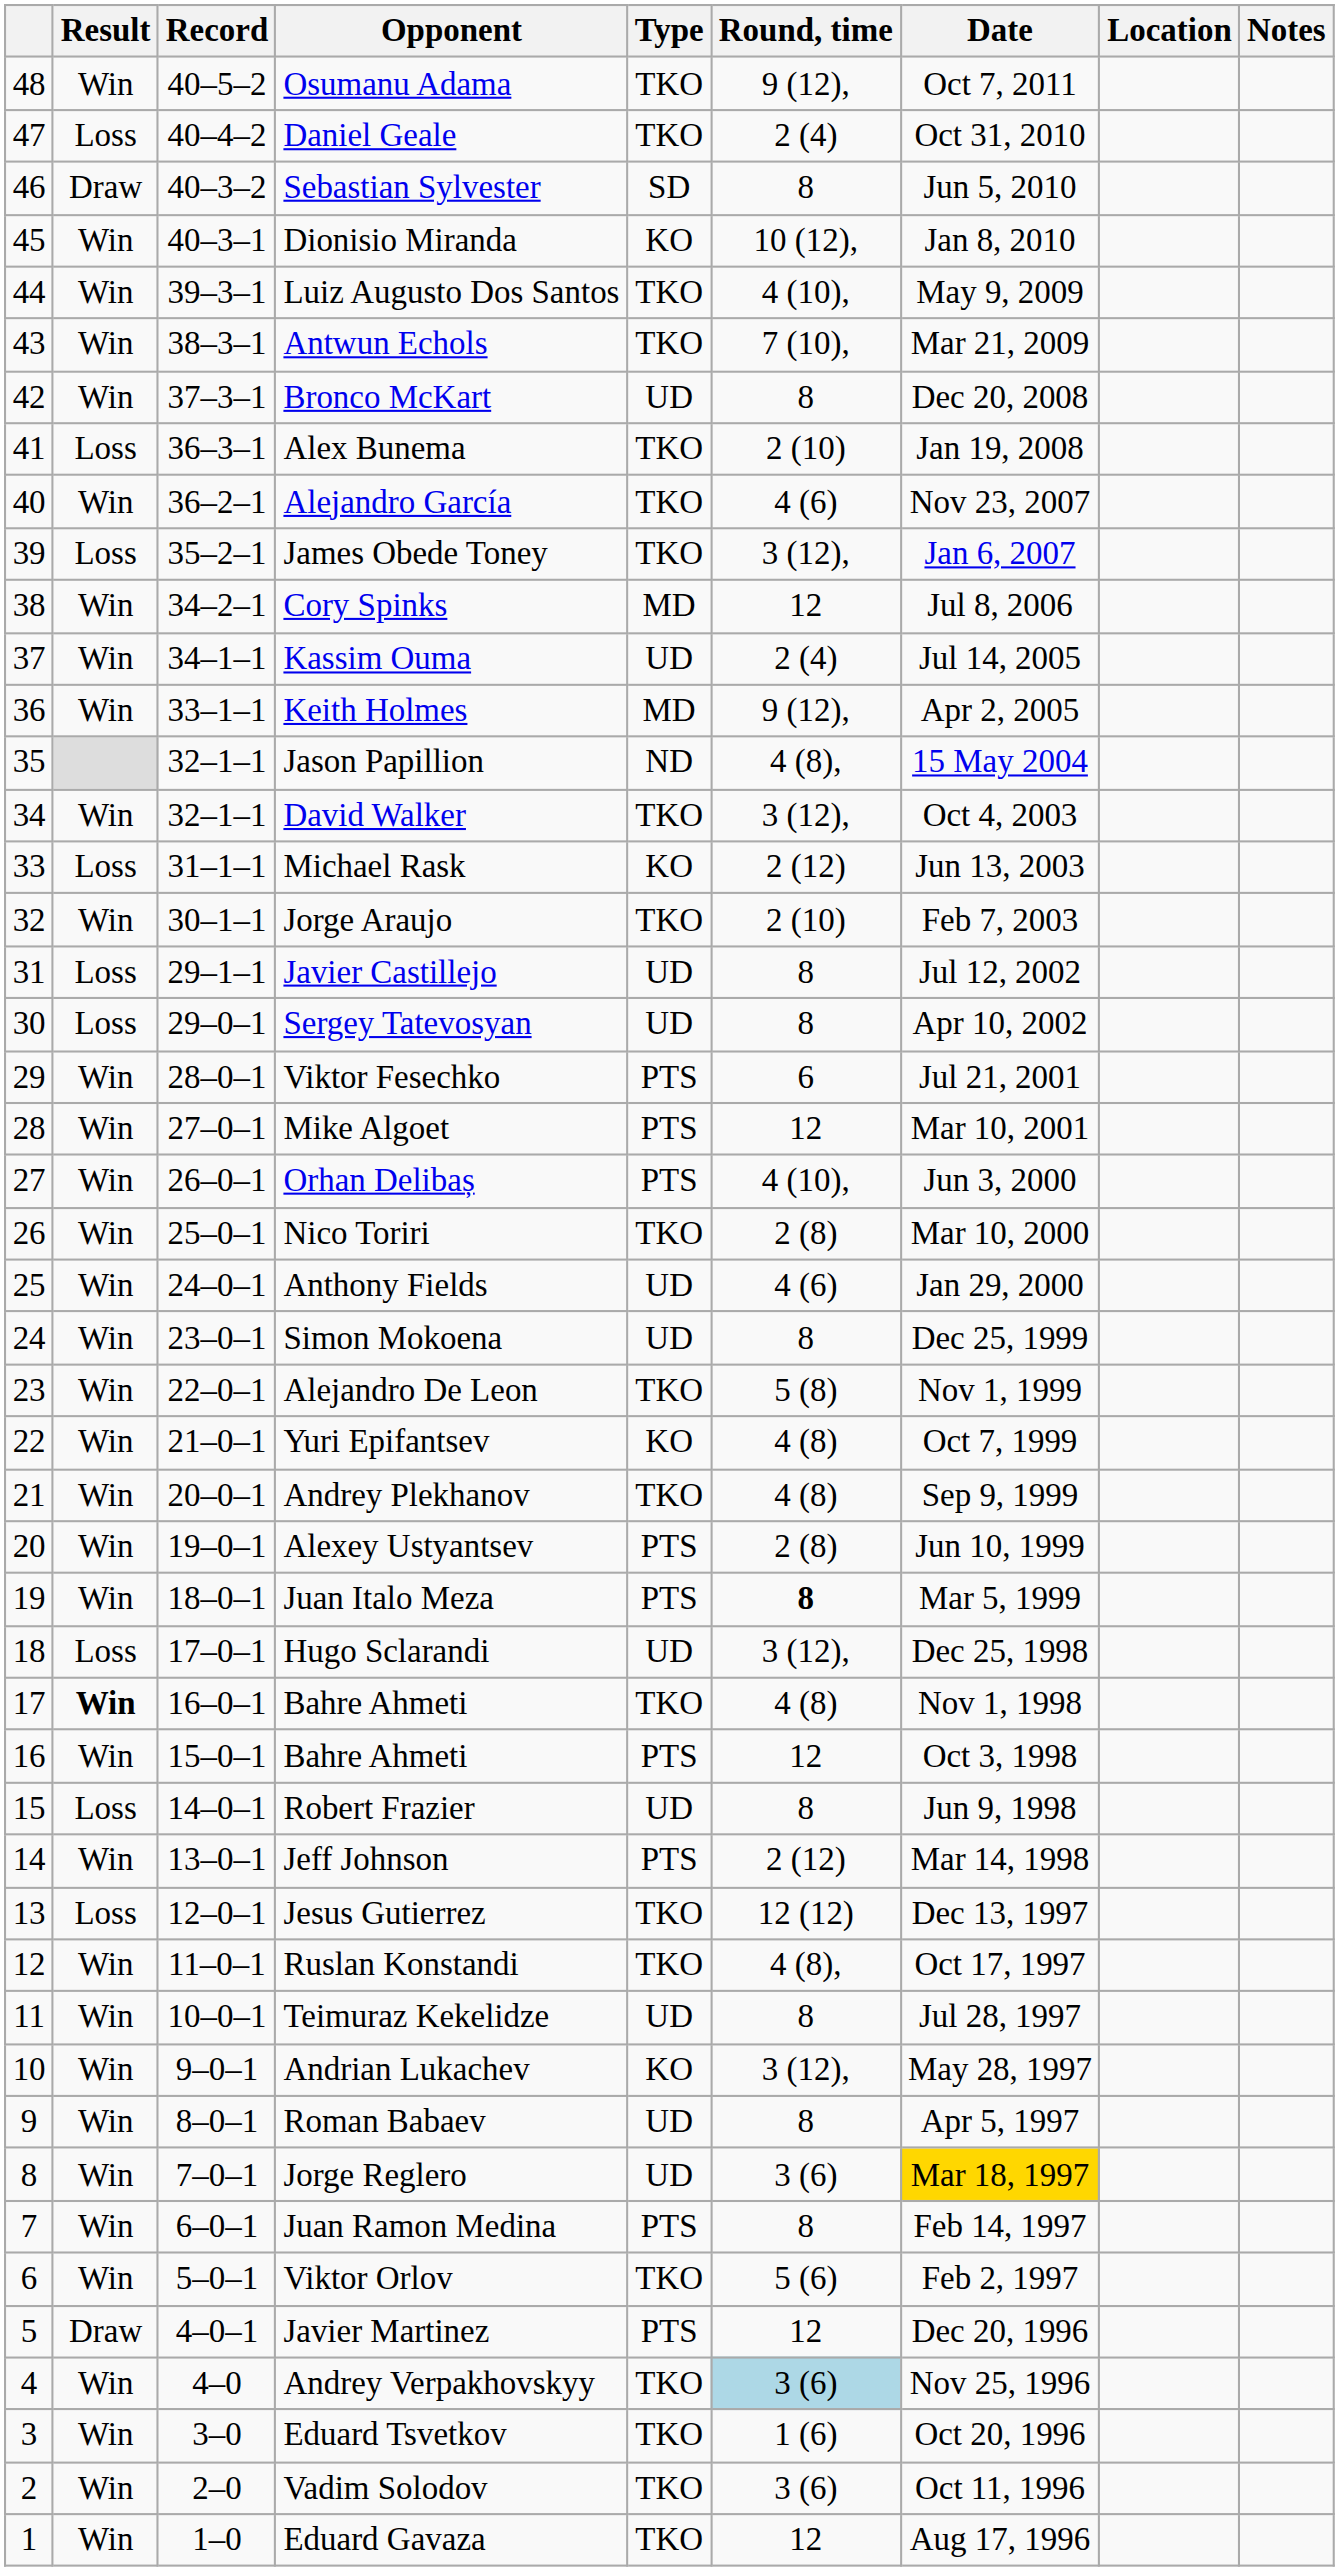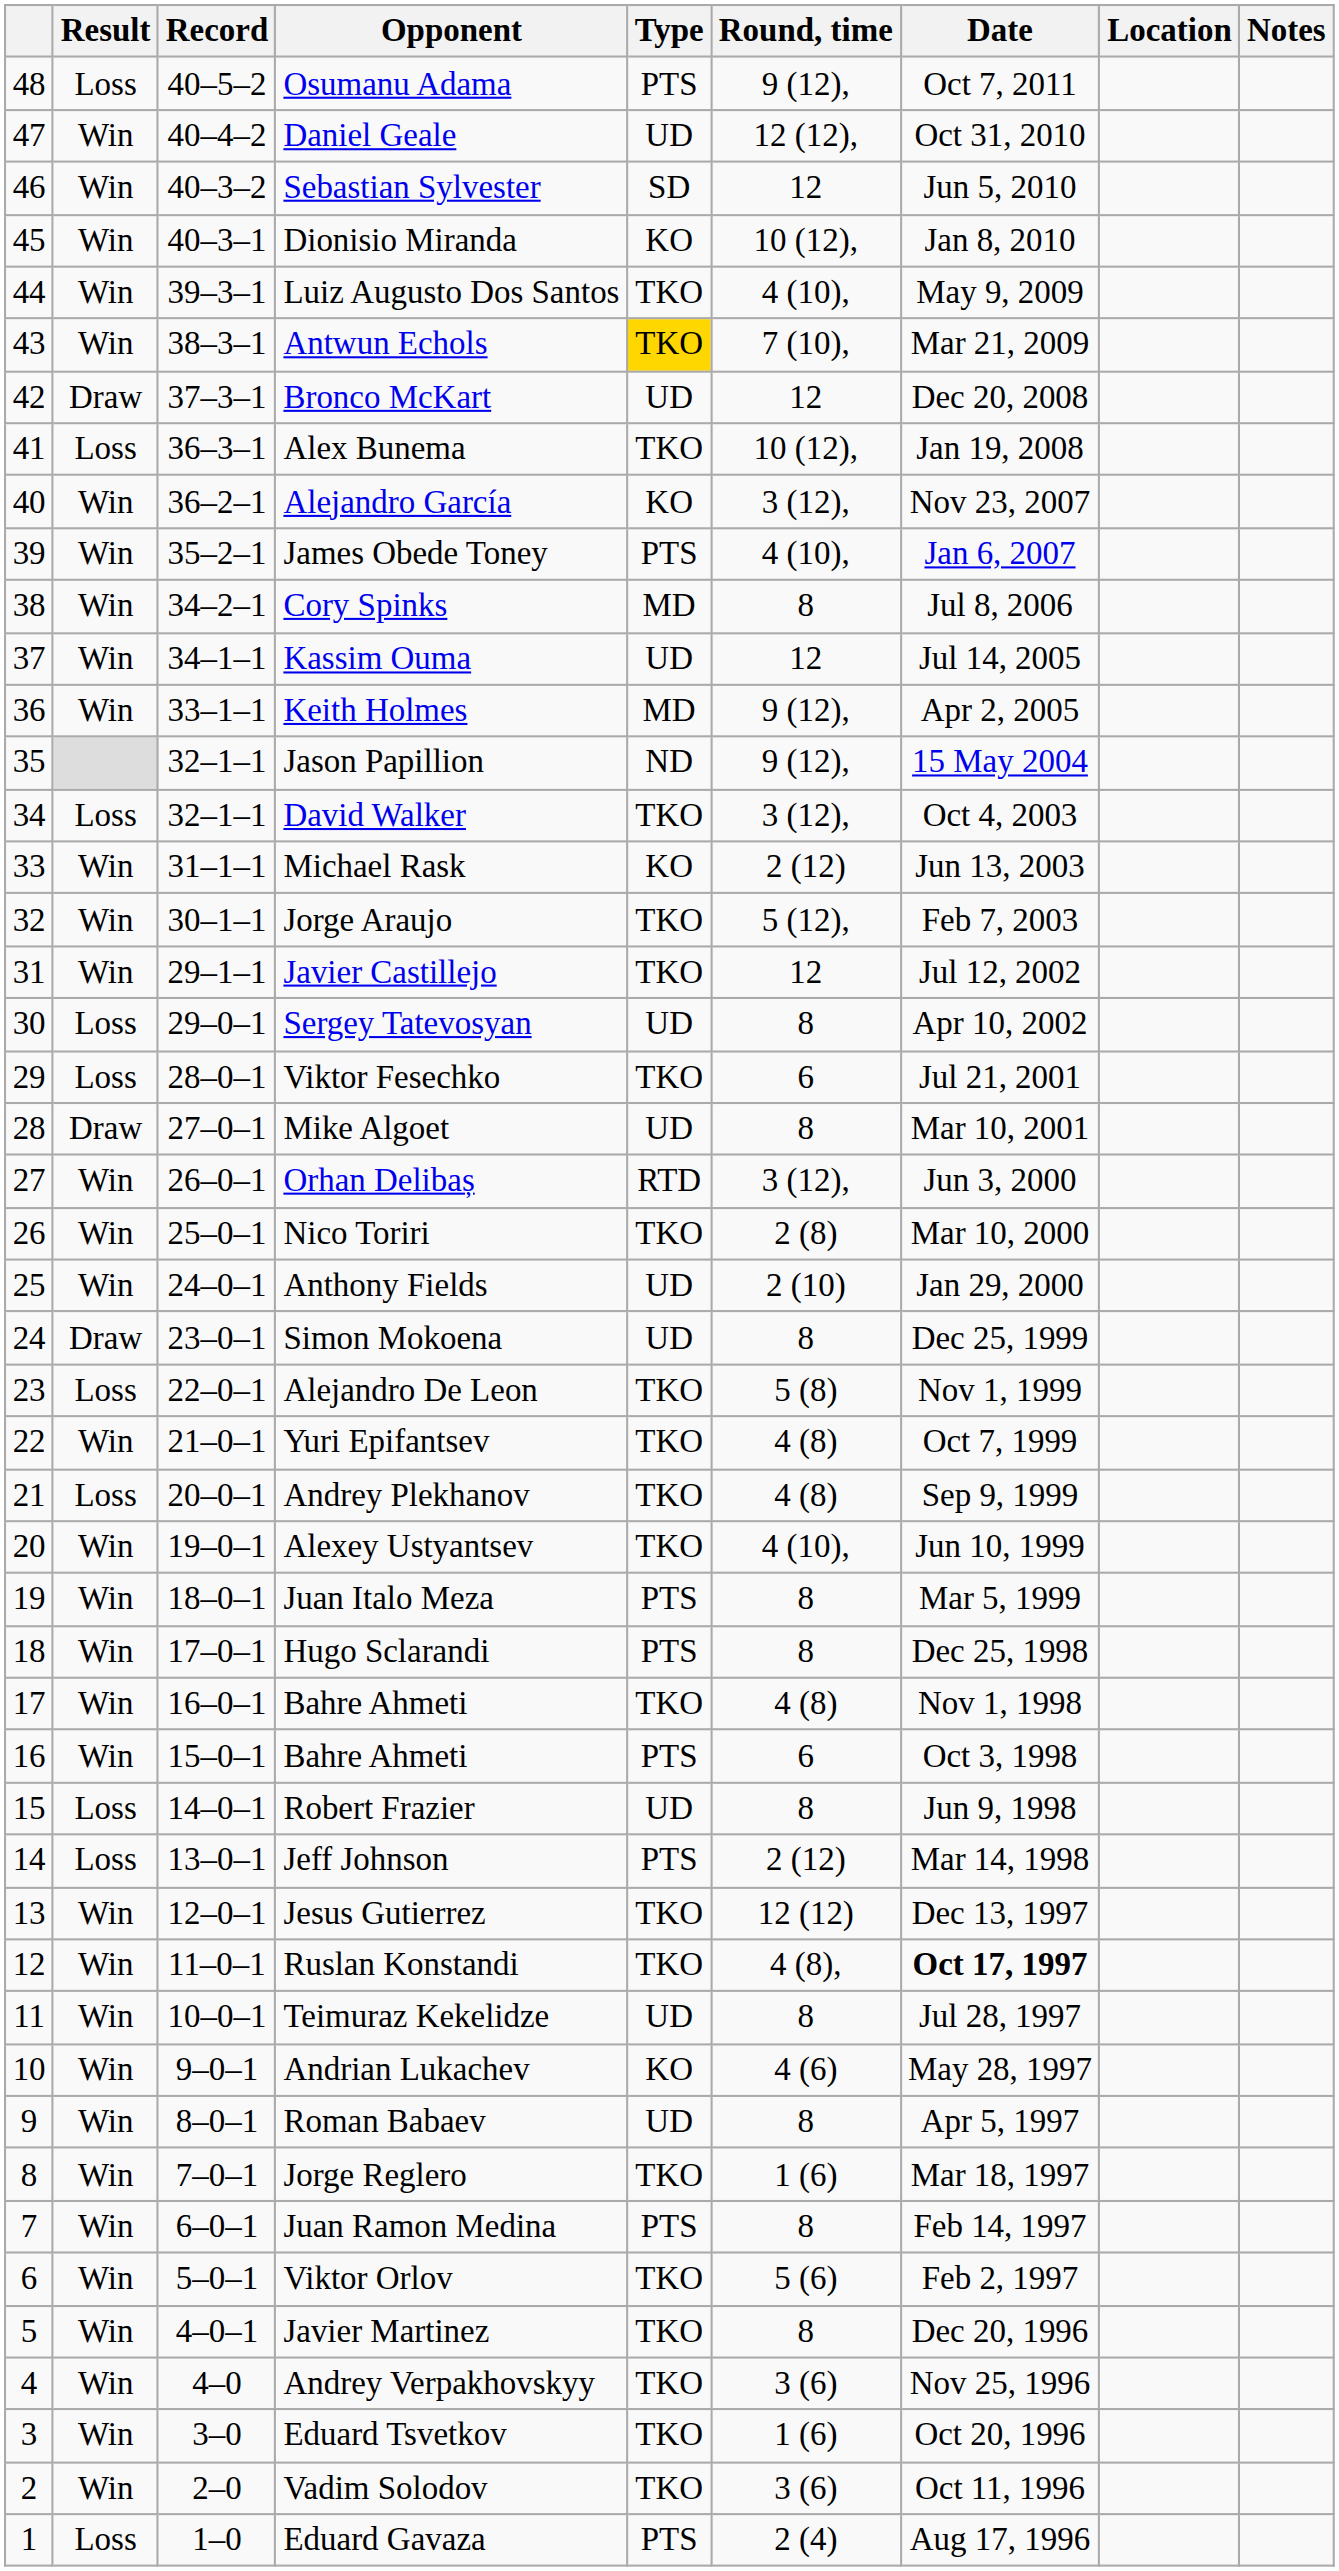(106, 82) Win -> (106, 82) Loss
(669, 82) TKO -> (669, 82) PTS
(106, 135) Loss -> (106, 135) Win
(669, 135) TKO -> (669, 135) UD
(806, 135) 2 (4) -> (806, 135) 12 (12),
(106, 187) Draw -> (106, 187) Win
(806, 187) 8 -> (806, 187) 12
(669, 344) no background -> (669, 344) gold background
(106, 396) Win -> (106, 396) Draw
(806, 396) 8 -> (806, 396) 12
(806, 448) 2 (10) -> (806, 448) 10 (12),
(669, 501) TKO -> (669, 501) KO
(806, 501) 4 (6) -> (806, 501) 3 (12),
(106, 553) Loss -> (106, 553) Win
(669, 553) TKO -> (669, 553) PTS
(806, 553) 3 (12), -> (806, 553) 4 (10),
(806, 605) 12 -> (806, 605) 8
(806, 657) 2 (4) -> (806, 657) 12
(806, 762) 4 (8), -> (806, 762) 9 (12),
(106, 814) Win -> (106, 814) Loss
(106, 866) Loss -> (106, 866) Win
(806, 919) 2 (10) -> (806, 919) 5 (12),
(106, 971) Loss -> (106, 971) Win
(669, 971) UD -> (669, 971) TKO
(806, 971) 8 -> (806, 971) 12
(106, 1076) Win -> (106, 1076) Loss
(669, 1076) PTS -> (669, 1076) TKO
(106, 1128) Win -> (106, 1128) Draw
(669, 1128) PTS -> (669, 1128) UD
(806, 1128) 12 -> (806, 1128) 8
(669, 1180) PTS -> (669, 1180) RTD
(806, 1180) 4 (10), -> (806, 1180) 3 (12),
(806, 1285) 4 (6) -> (806, 1285) 2 (10)
(106, 1337) Win -> (106, 1337) Draw
(106, 1389) Win -> (106, 1389) Loss
(669, 1441) KO -> (669, 1441) TKO
(106, 1494) Win -> (106, 1494) Loss
(669, 1546) PTS -> (669, 1546) TKO
(806, 1546) 2 (8) -> (806, 1546) 4 (10),
(806, 1598) bold -> (806, 1598) normal
(106, 1651) Loss -> (106, 1651) Win
(669, 1651) UD -> (669, 1651) PTS
(806, 1651) 3 (12), -> (806, 1651) 8
(106, 1703) bold -> (106, 1703) normal
(806, 1755) 12 -> (806, 1755) 6
(106, 1860) Win -> (106, 1860) Loss
(106, 1912) Loss -> (106, 1912) Win
(1000, 1964) normal -> (1000, 1964) bold
(806, 2069) 3 (12), -> (806, 2069) 4 (6)
(669, 2173) UD -> (669, 2173) TKO
(806, 2173) 3 (6) -> (806, 2173) 1 (6)
(1000, 2173) gold background -> (1000, 2173) no background
(106, 2330) Draw -> (106, 2330) Win
(669, 2330) PTS -> (669, 2330) TKO
(806, 2330) 12 -> (806, 2330) 8
(806, 2382) lightblue background -> (806, 2382) no background
(106, 2539) Win -> (106, 2539) Loss
(669, 2539) TKO -> (669, 2539) PTS
(806, 2539) 12 -> (806, 2539) 2 (4)
